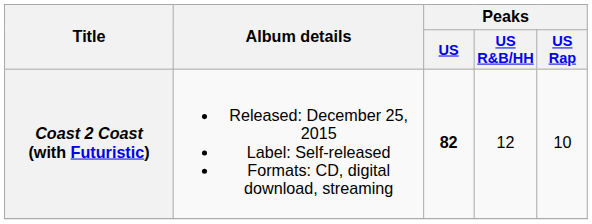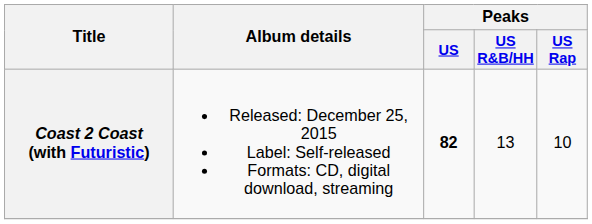(506, 143) 12 -> (506, 143) 13
